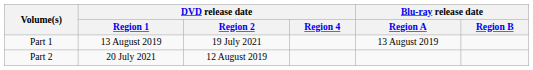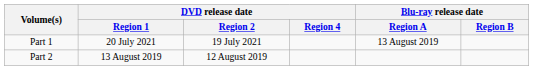(131, 42) 13 August 2019 -> (131, 42) 20 July 2021
(131, 57) 20 July 2021 -> (131, 57) 13 August 2019
